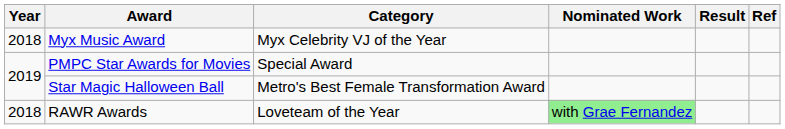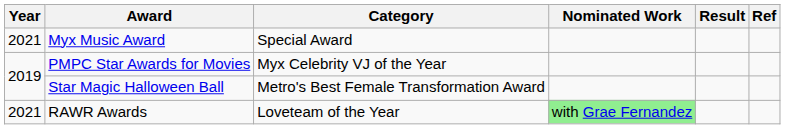(25, 40) 2018 -> (25, 40) 2021
(352, 40) Myx Celebrity VJ of the Year -> (305, 40) Special Award
(305, 64) Special Award -> (352, 64) Myx Celebrity VJ of the Year
(25, 111) 2018 -> (25, 111) 2021
